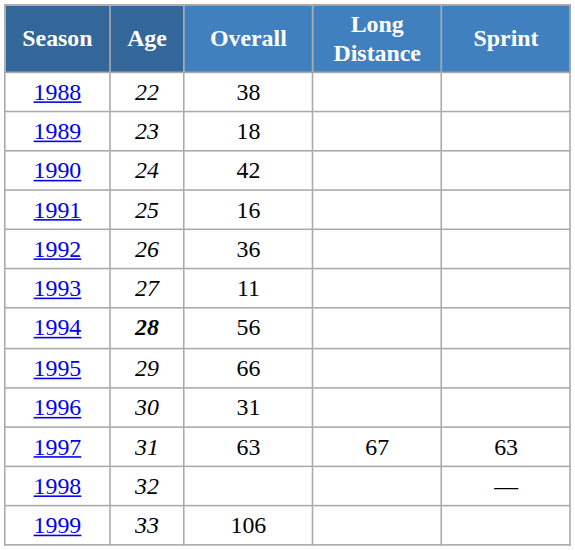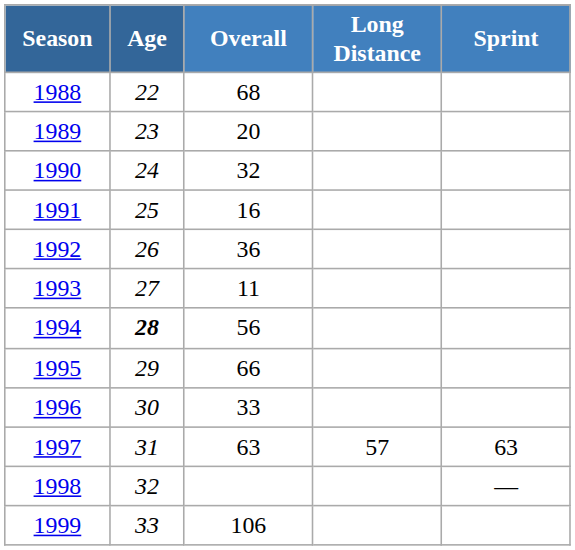(248, 91) 38 -> (248, 91) 68
(248, 131) 18 -> (248, 131) 20
(248, 170) 42 -> (248, 170) 32
(248, 406) 31 -> (248, 406) 33
(377, 446) 67 -> (377, 446) 57
